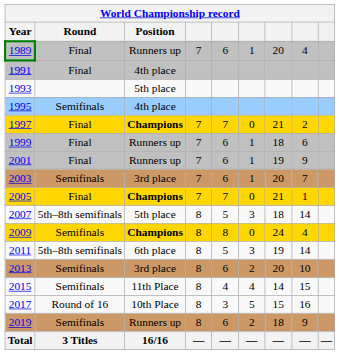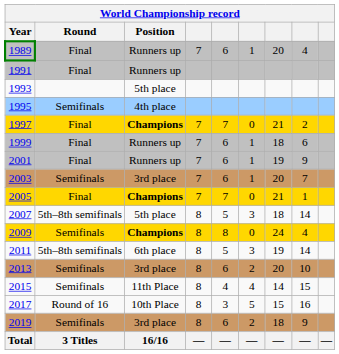(155, 70) 4th place -> (155, 70) Runners up
(155, 322) Runners up -> (155, 322) 3rd place
